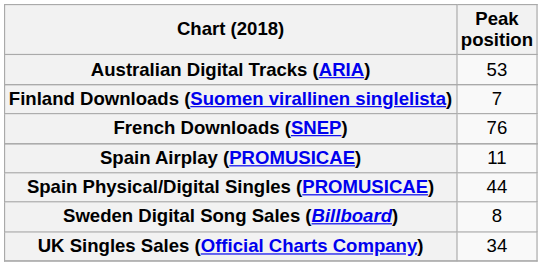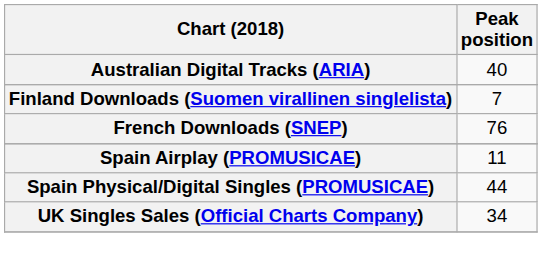(497, 69) 53 -> (497, 69) 40
- row: (231, 216)
